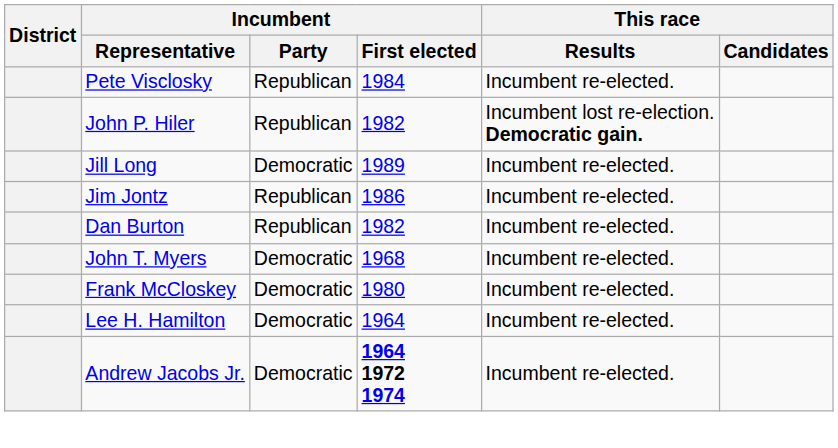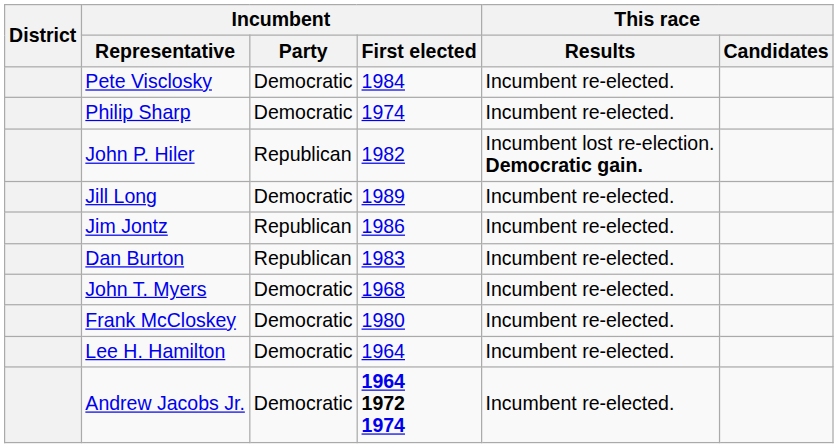(303, 81) Republican -> (303, 81) Democratic
+ row: (138, 112)
(383, 227) 1982 -> (383, 258) 1983
